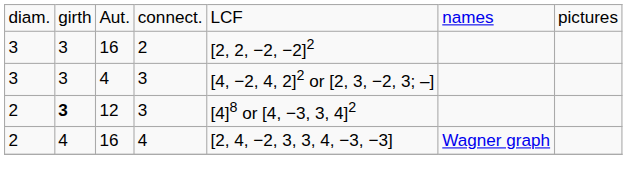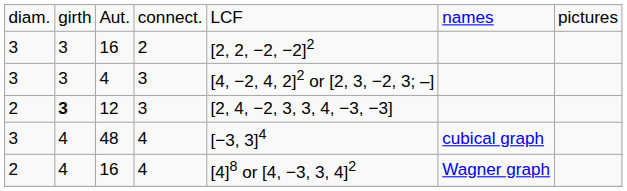(283, 111) [4]8 or [4, −3, 3, 4]2 -> (302, 108) [2, 4, −2, 3, 3, 4, −3, −3]
+ row: (109, 138)
(302, 140) [2, 4, −2, 3, 3, 4, −3, −3] -> (283, 170) [4]8 or [4, −3, 3, 4]2
